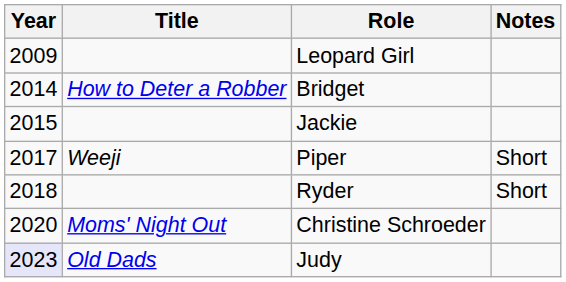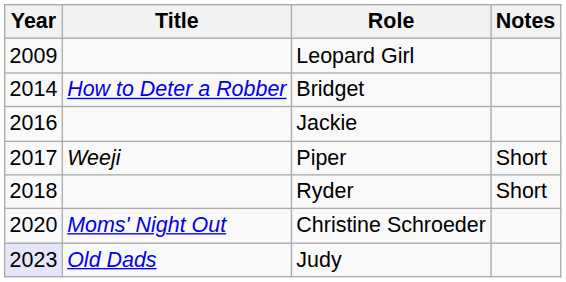(33, 123) 2015 -> (33, 123) 2016
